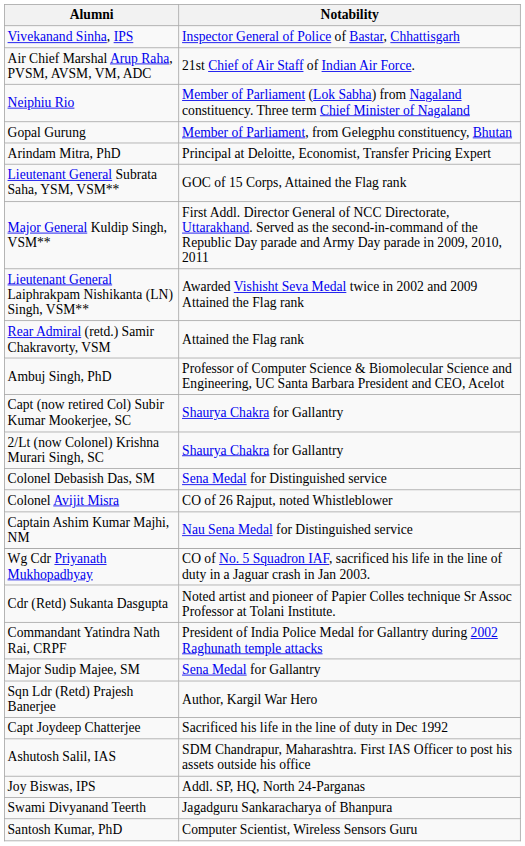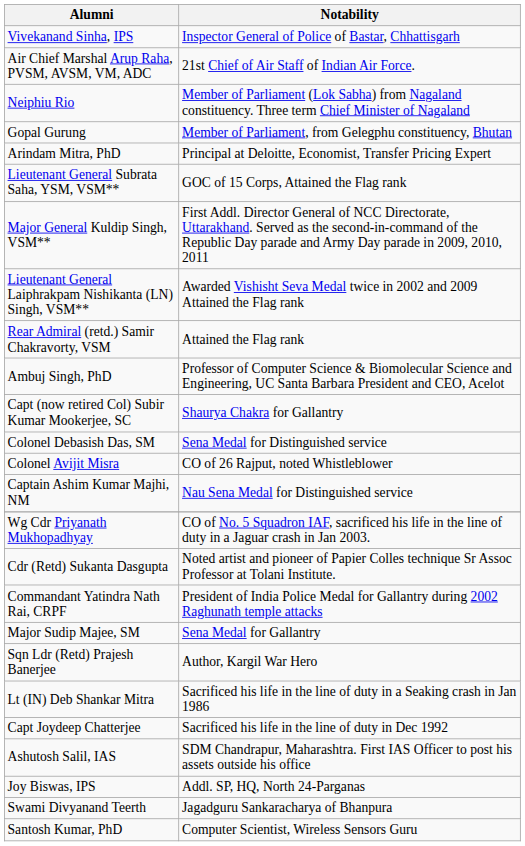- row: (83, 450)
+ row: (81, 699)
